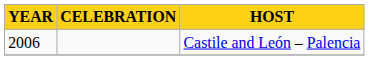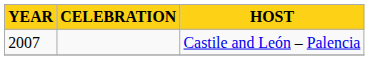(24, 42) 2006 -> (24, 42) 2007
